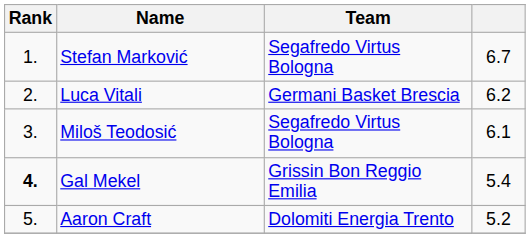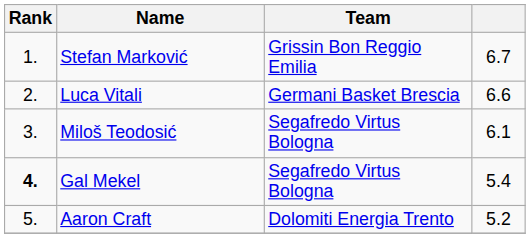(334, 56) Segafredo Virtus Bologna -> (345, 56) Grissin Bon Reggio Emilia
(498, 94) 6.2 -> (498, 94) 6.6
(345, 181) Grissin Bon Reggio Emilia -> (334, 181) Segafredo Virtus Bologna
